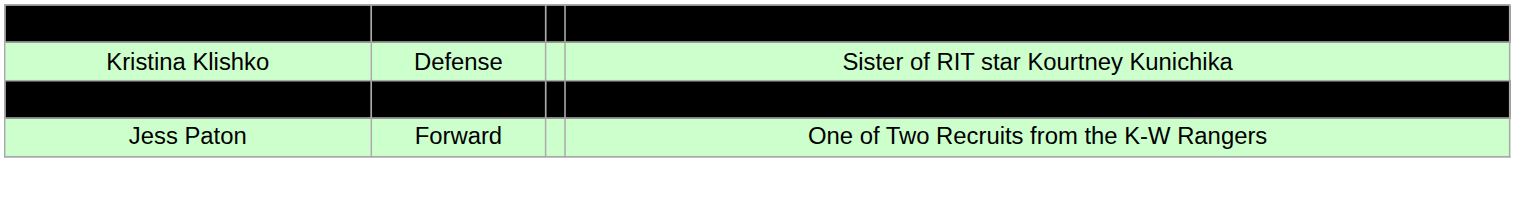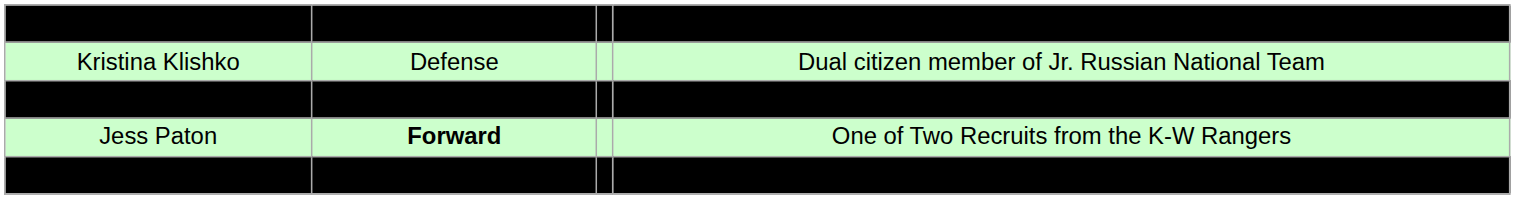(1038, 61) Sister of RIT star Kourtney Kunichika -> (1062, 61) Dual citizen member of Jr. Russian National Team
(1038, 99) Dual citizen member of Jr. Russian National Team -> (1062, 99) Sister of RIT star Kourtney Kunichika
(458, 136) normal -> (454, 136) bold
+ row: (158, 174)
